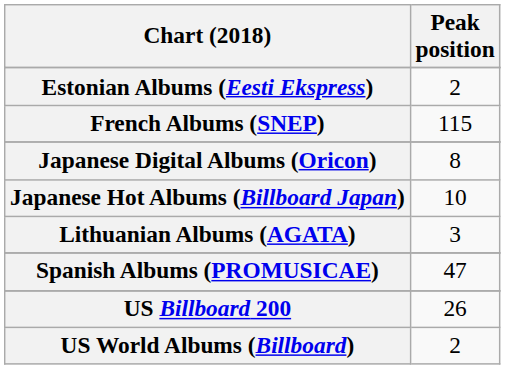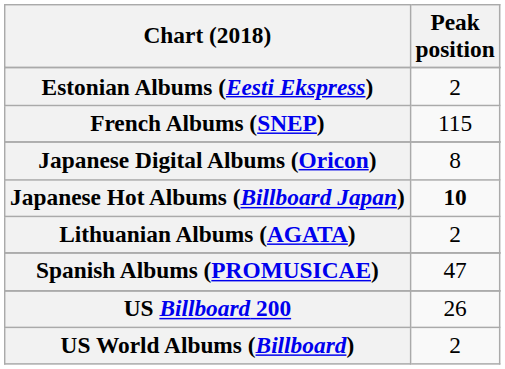(455, 197) normal -> (455, 197) bold
(455, 234) 3 -> (455, 234) 2
